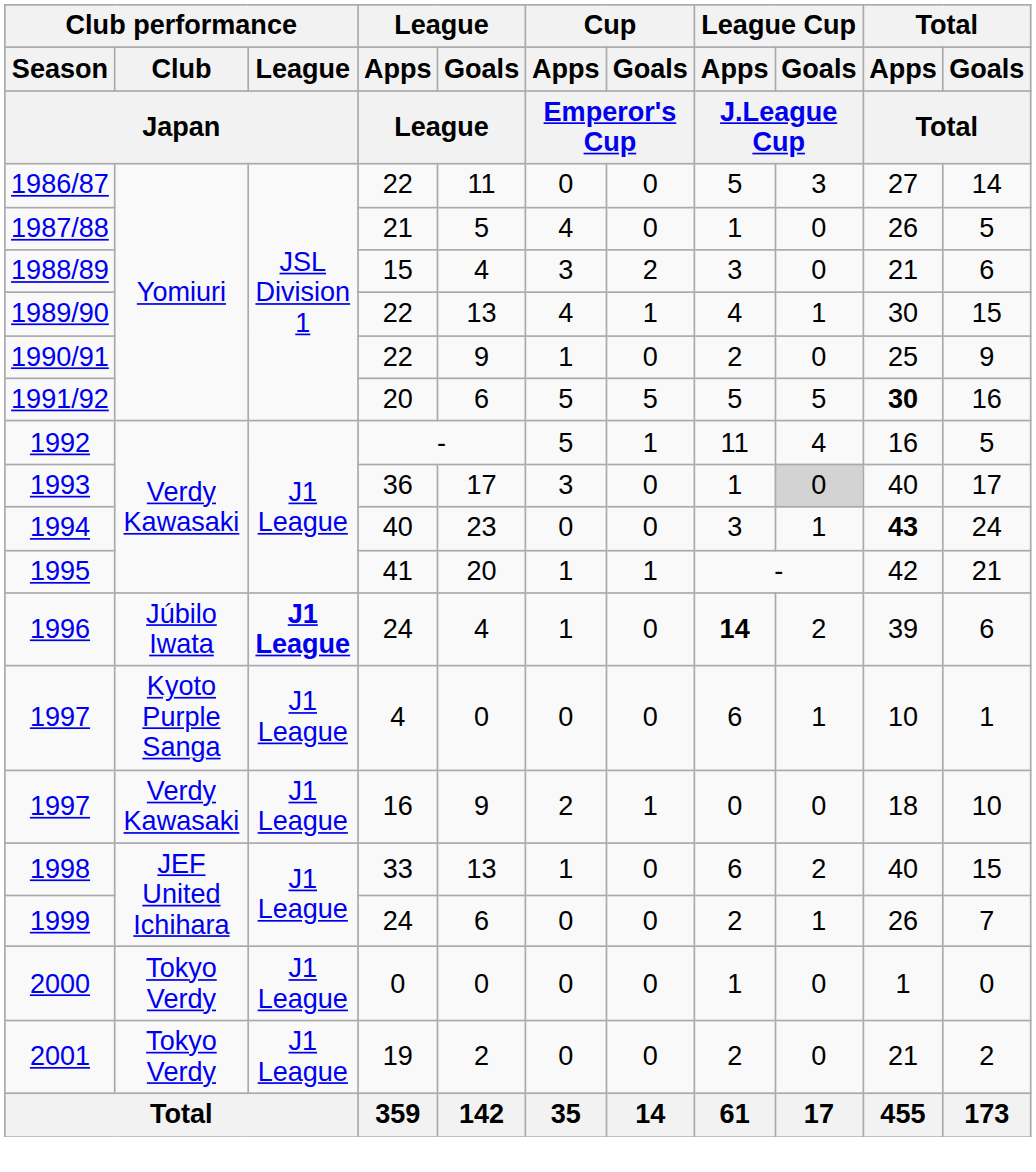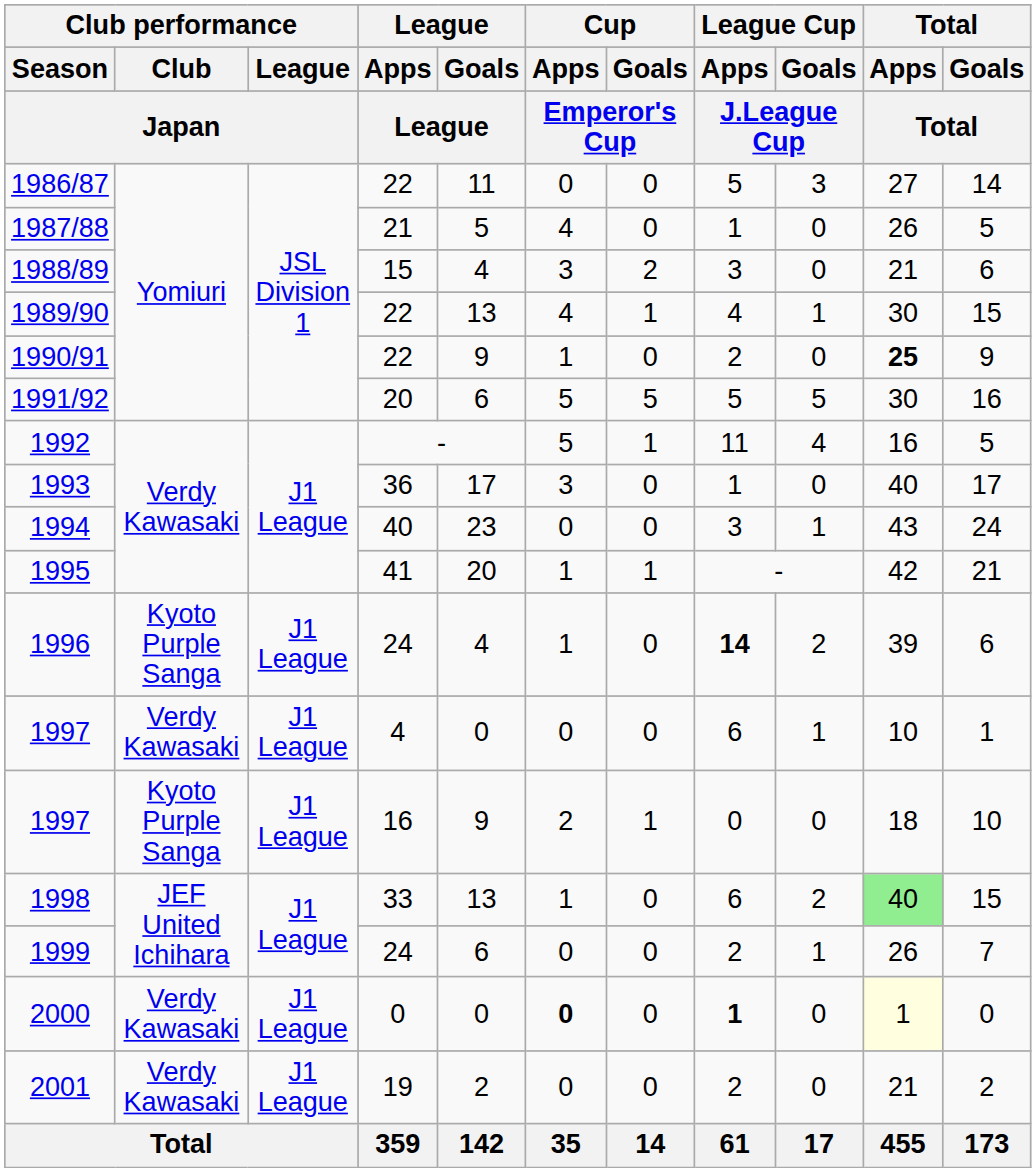(903, 356) normal -> (903, 356) bold
(903, 399) bold -> (903, 399) normal
(819, 485) lightgrey background -> (819, 485) no background
(903, 528) bold -> (903, 528) normal
(181, 629) Júbilo Iwata -> (181, 644) Kyoto Purple Sanga
(303, 629) bold -> (303, 644) normal
(181, 717) Kyoto Purple Sanga -> (181, 732) Verdy Kawasaki
(181, 806) Verdy Kawasaki -> (181, 821) Kyoto Purple Sanga
(903, 868) no background -> (903, 899) lightgreen background
(181, 983) Tokyo Verdy -> (181, 1013) Verdy Kawasaki
(566, 983) normal -> (566, 1013) bold
(735, 983) normal -> (735, 1013) bold
(903, 983) no background -> (903, 1013) lightyellow background
(181, 1056) Tokyo Verdy -> (181, 1086) Verdy Kawasaki
